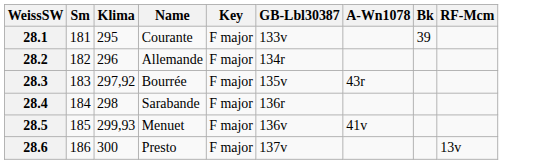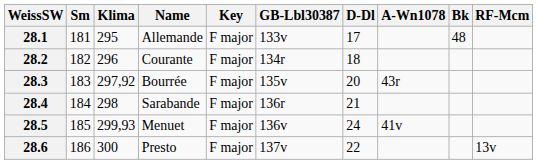+ column: (361, 15)
(167, 37) Courante -> (172, 37) Allemande
(424, 37) 39 -> (459, 37) 48
(172, 59) Allemande -> (167, 59) Courante
